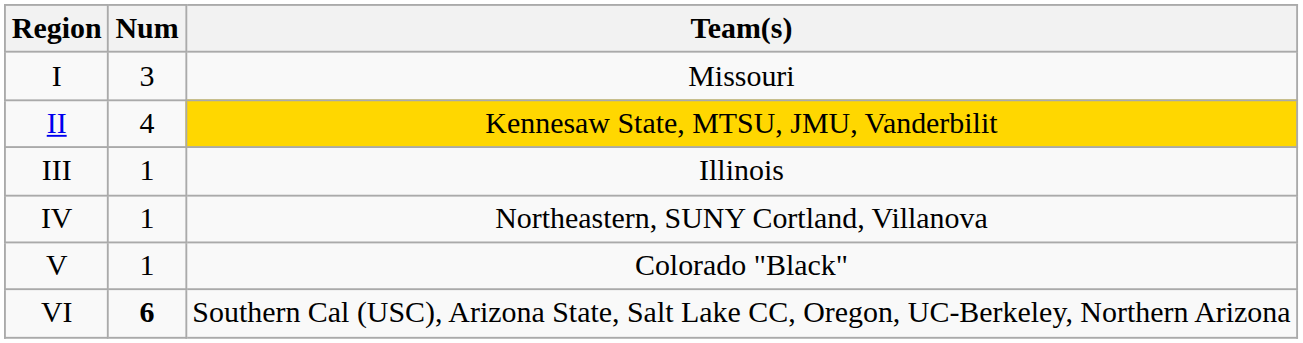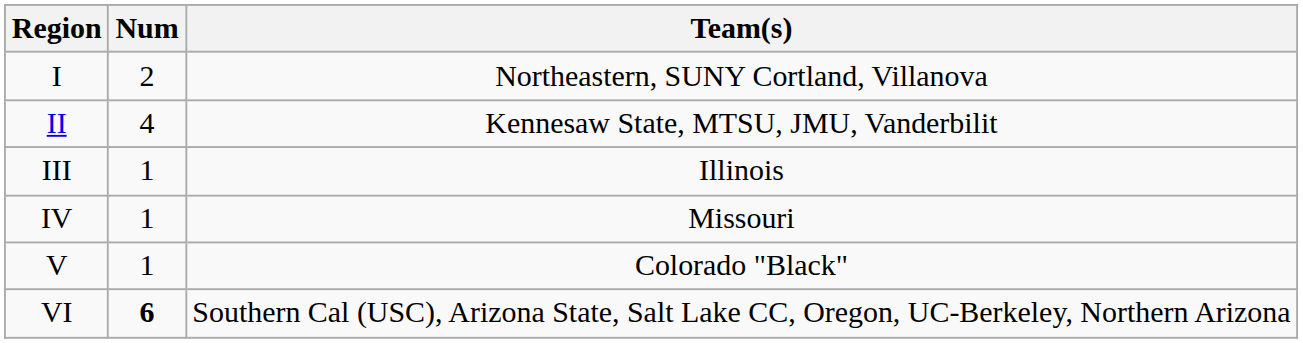(147, 75) 3 -> (147, 75) 2
(741, 75) Missouri -> (741, 75) Northeastern, SUNY Cortland, Villanova
(741, 123) gold background -> (741, 123) no background
(741, 218) Northeastern, SUNY Cortland, Villanova -> (741, 218) Missouri
